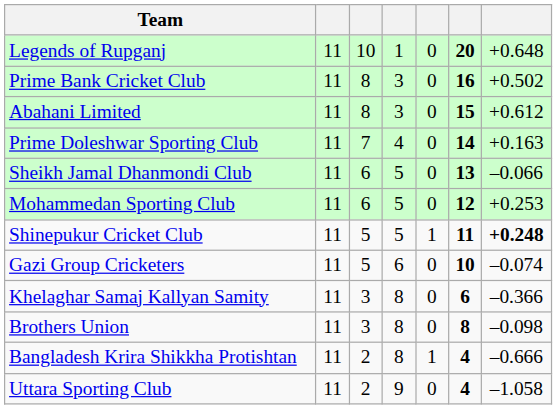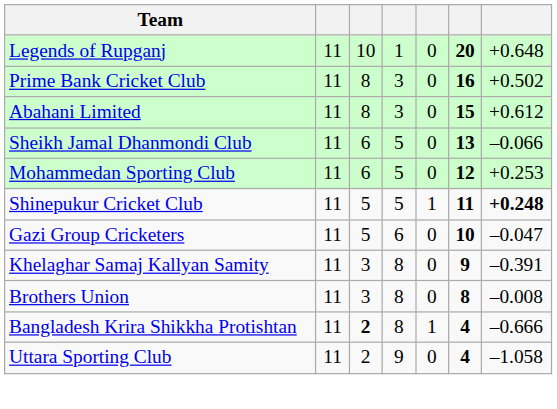- row: (134, 142)
(516, 265) –0.074 -> (516, 234) –0.047
(465, 296) 6 -> (465, 265) 9
(516, 296) –0.366 -> (516, 265) –0.391
(516, 326) –0.098 -> (516, 296) –0.008
(366, 357) normal -> (366, 326) bold
